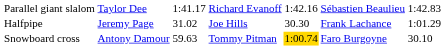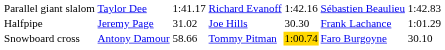(185, 38) 59.63 -> (185, 38) 58.66
